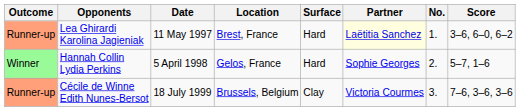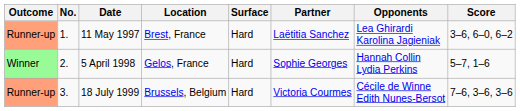columns swapped: (437, 12) <-> (104, 12)
(383, 34) lightyellow background -> (311, 34) no background
(314, 91) Clay -> (242, 91) Hard
